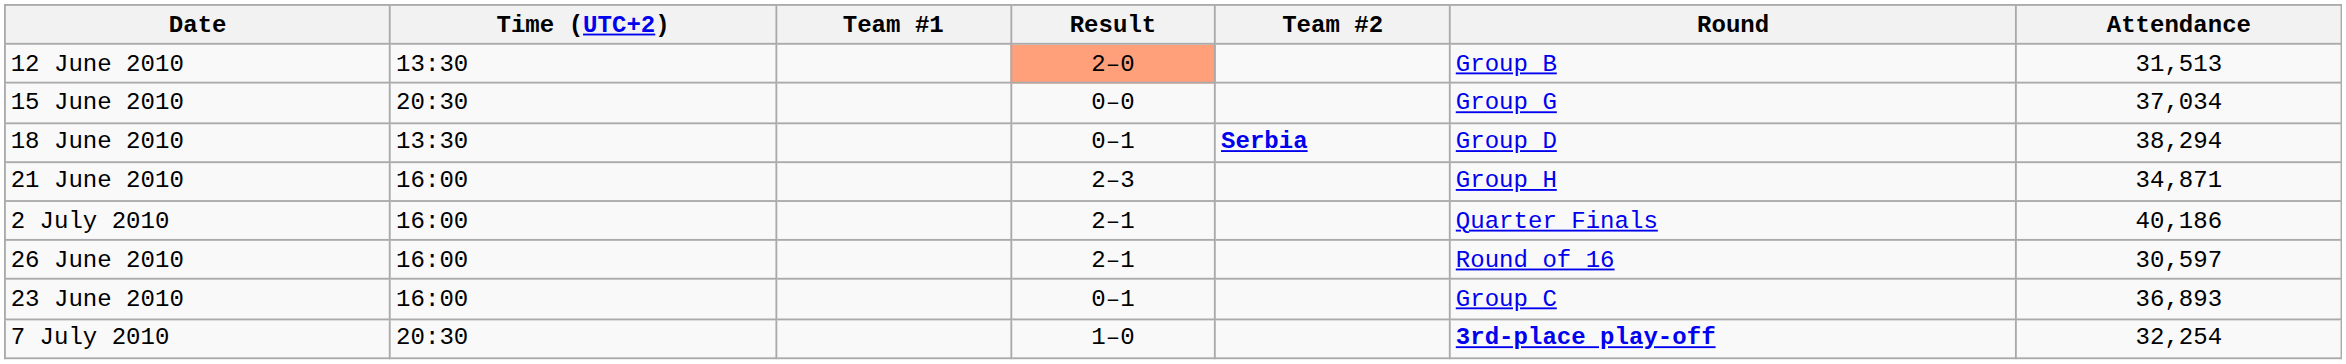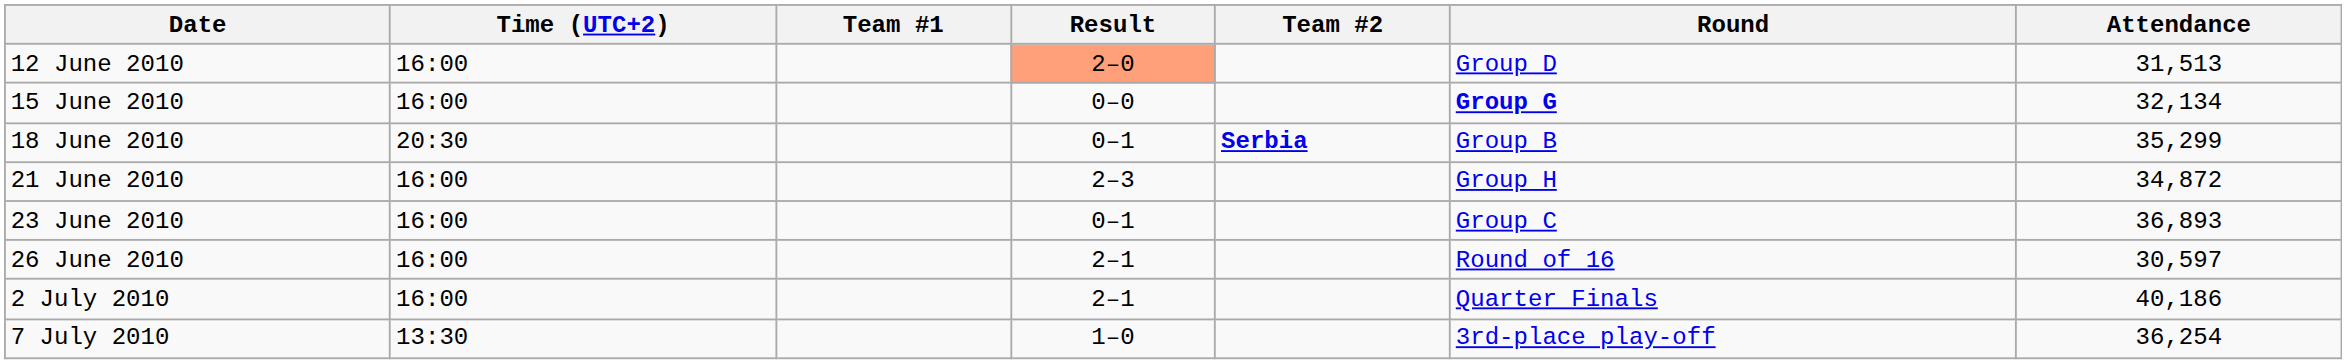(432, 64) 13:30 -> (432, 64) 16:00
(1506, 64) Group B -> (1506, 64) Group D
(432, 103) 20:30 -> (432, 103) 16:00
(1506, 103) normal -> (1506, 103) bold
(2179, 103) 37,034 -> (2179, 103) 32,134
(432, 142) 13:30 -> (432, 142) 20:30
(1506, 142) Group D -> (1506, 142) Group B
(2179, 142) 38,294 -> (2179, 142) 35,299
(2179, 181) 34,871 -> (2179, 181) 34,872
rows swapped: (97, 299) <-> (90, 221)
(432, 338) 20:30 -> (432, 338) 13:30
(1586, 338) bold -> (1586, 338) normal
(2179, 338) 32,254 -> (2179, 338) 36,254
